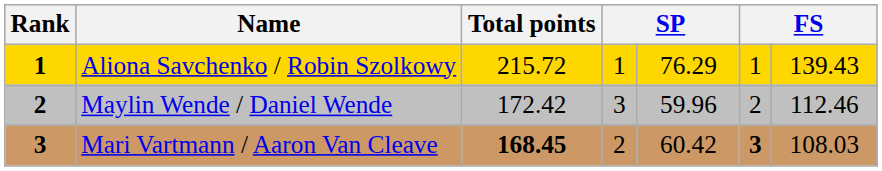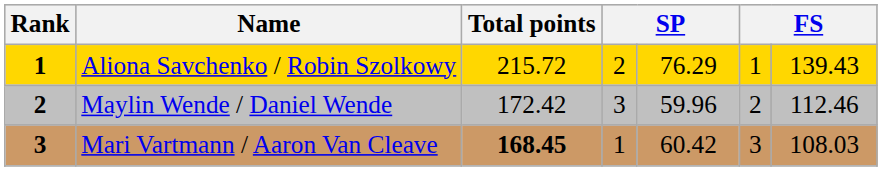(619, 64) 1 -> (619, 64) 2
(619, 144) 2 -> (619, 144) 1
(755, 144) bold -> (755, 144) normal
